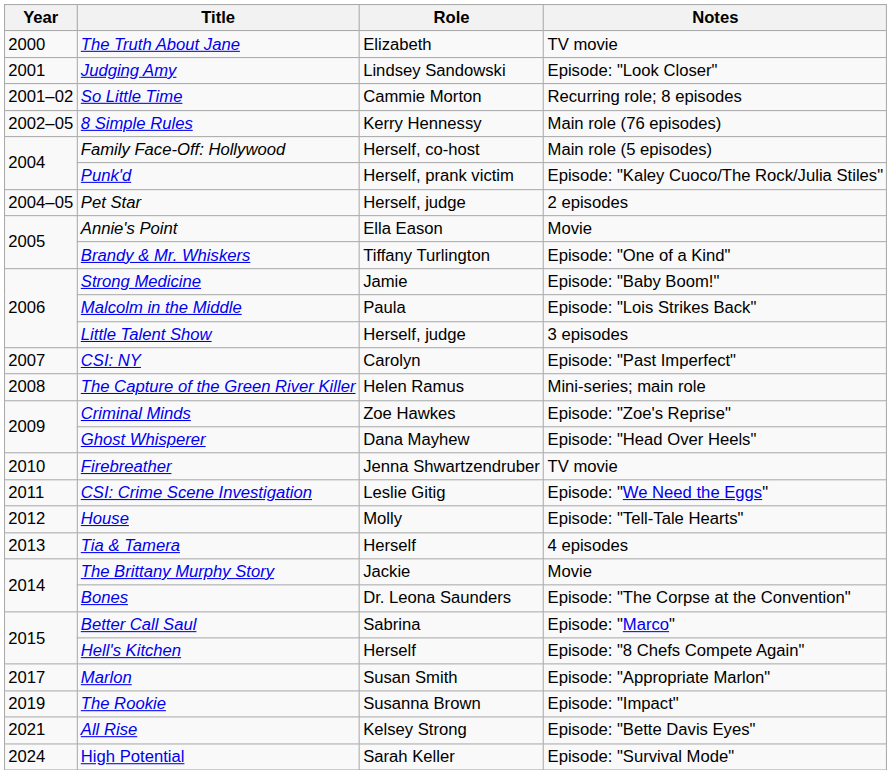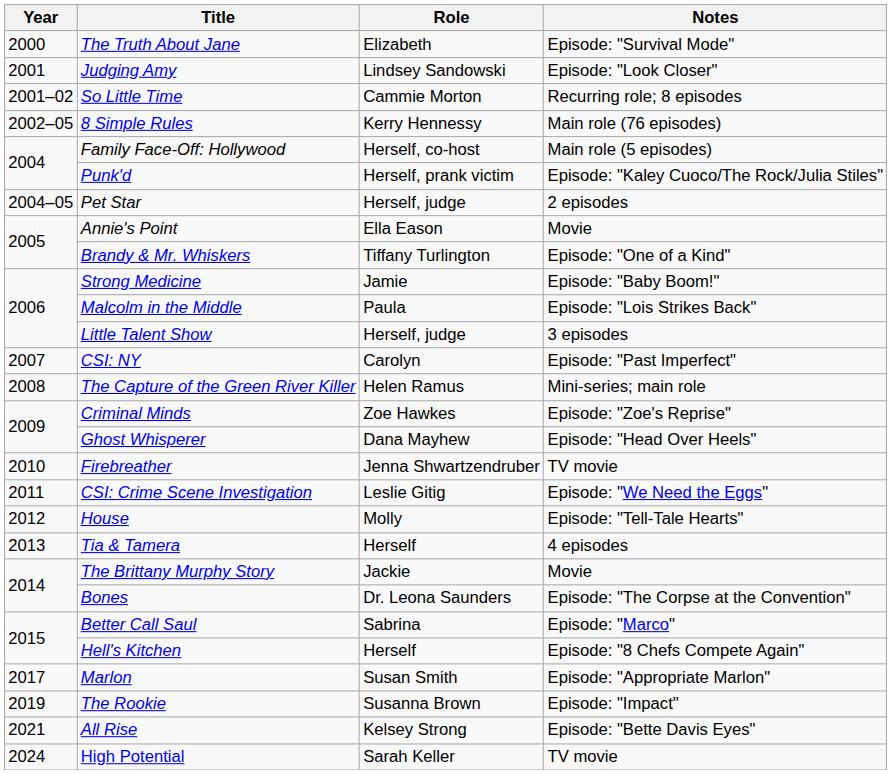(583, 44) TV movie -> (641, 44) Episode: "Survival Mode"
(641, 756) Episode: "Survival Mode" -> (583, 756) TV movie
